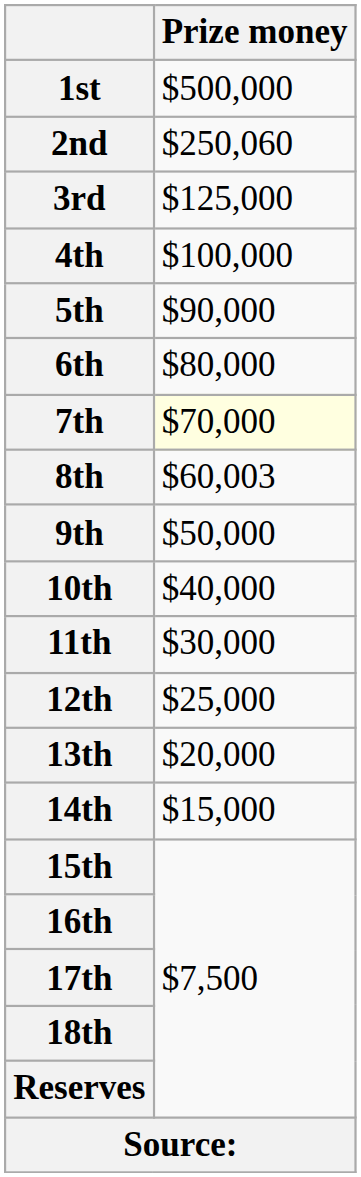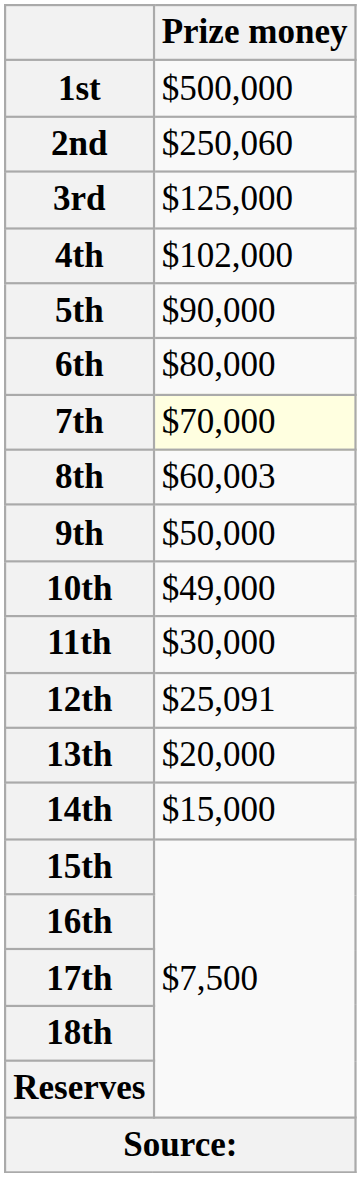(227, 254) $100,000 -> (227, 254) $102,000
(219, 587) $40,000 -> (219, 587) $49,000
(219, 699) $25,000 -> (219, 699) $25,091
